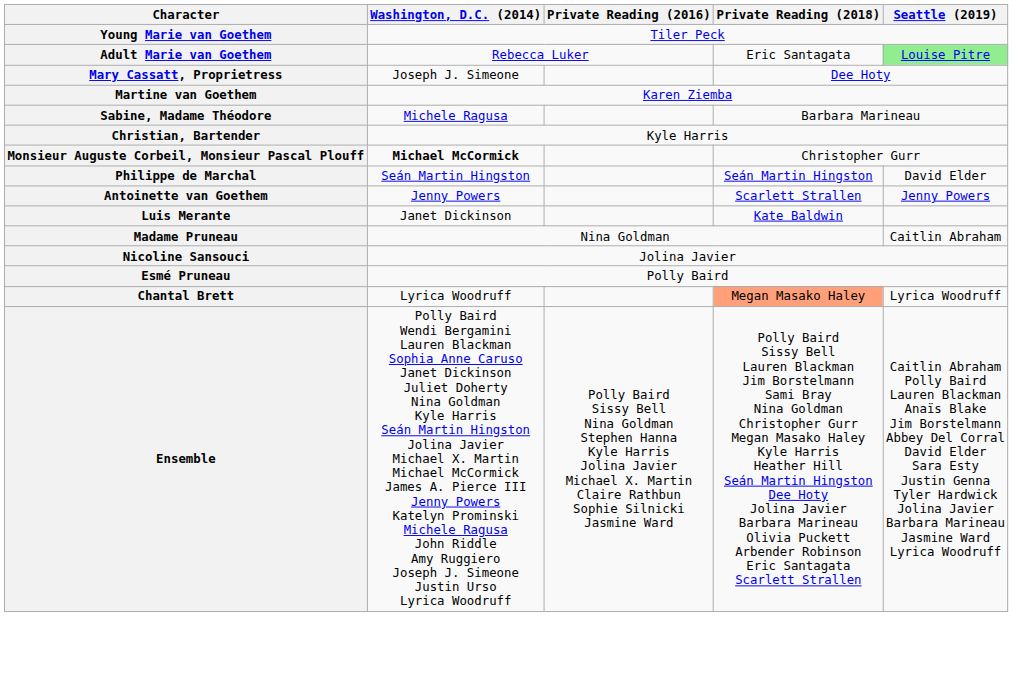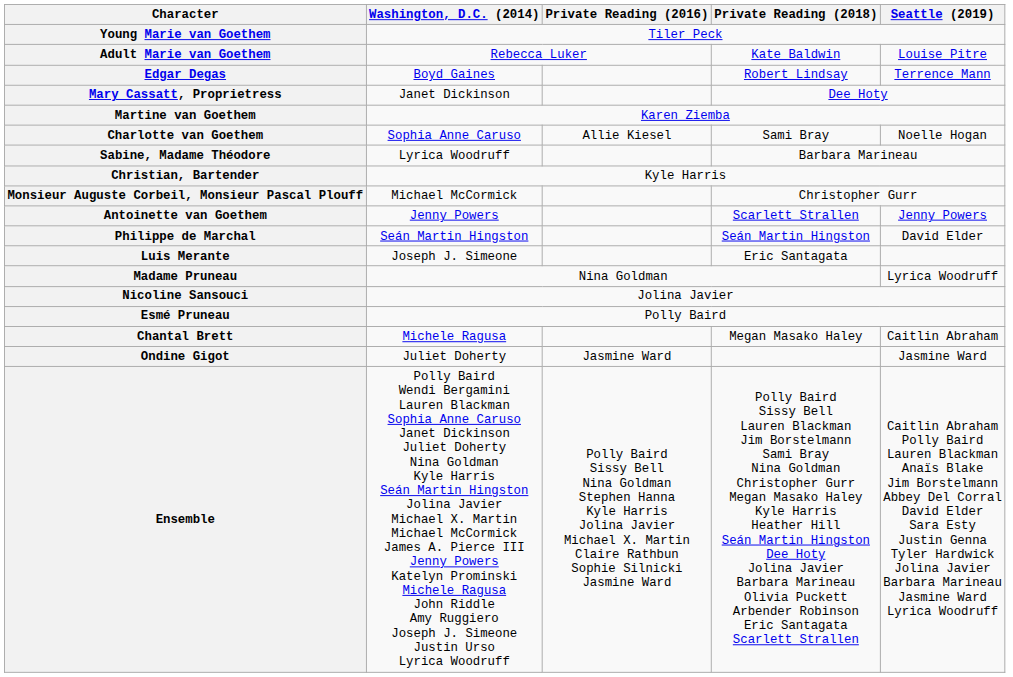(798, 55) Eric Santagata -> (796, 55) Kate Baldwin
(946, 55) lightgreen background -> (943, 55) no background
+ row: (185, 75)
(456, 75) Joseph J. Simeone -> (454, 95) Janet Dickinson
+ row: (185, 135)
(456, 115) Michele Ragusa -> (454, 155) Lyrica Woodruff
(456, 155) bold -> (454, 196) normal
rows swapped: (186, 196) <-> (186, 176)
(456, 216) Janet Dickinson -> (454, 256) Joseph J. Simeone
(798, 216) Kate Baldwin -> (796, 256) Eric Santagata
(945, 236) Caitlin Abraham -> (943, 276) Lyrica Woodruff
(456, 296) Lyrica Woodruff -> (454, 337) Michele Ragusa
(798, 296) lightsalmon background -> (796, 337) no background
(945, 296) Lyrica Woodruff -> (943, 337) Caitlin Abraham
+ row: (185, 357)
